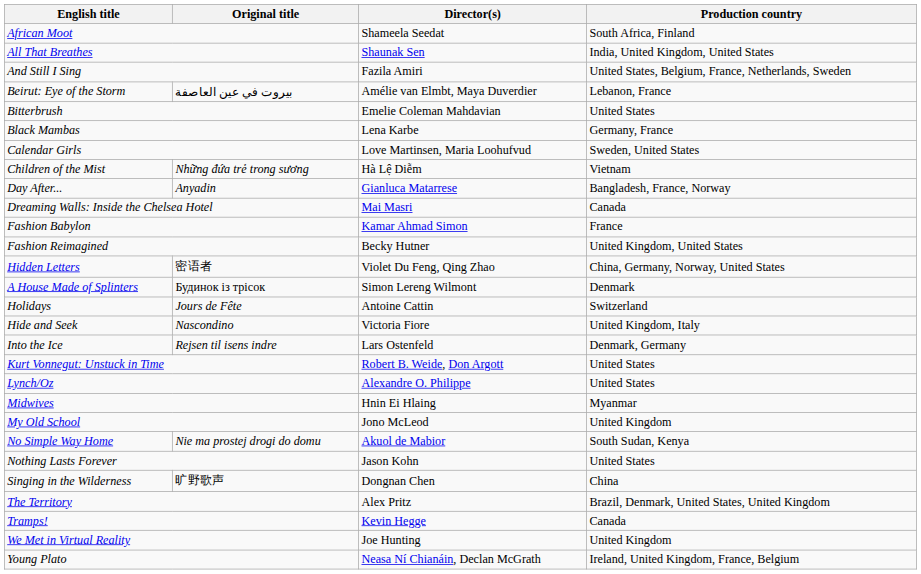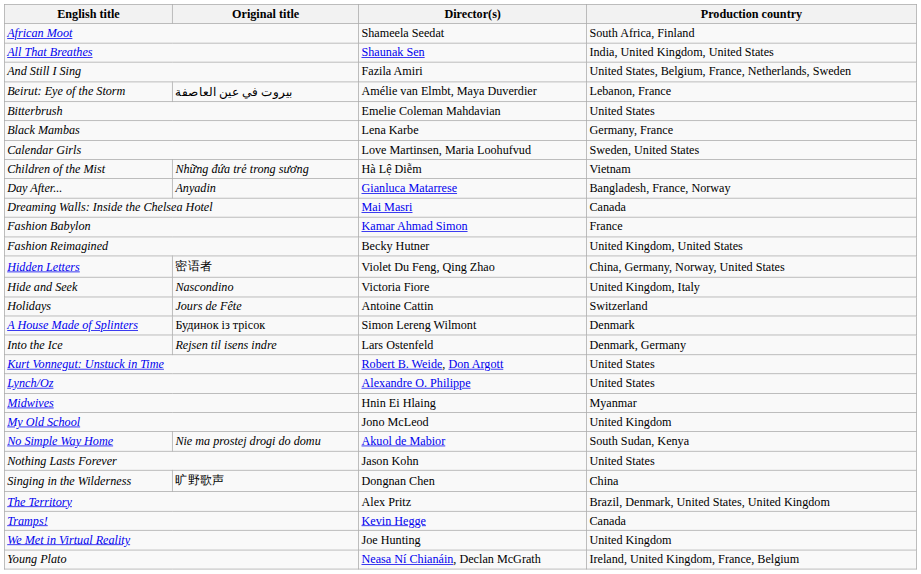rows swapped: (42, 325) <-> (73, 287)
